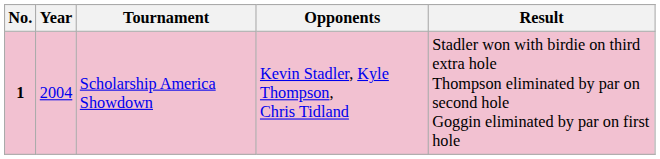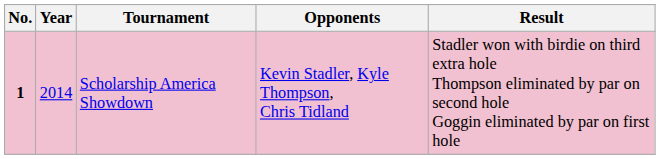(56, 93) 2004 -> (56, 93) 2014
